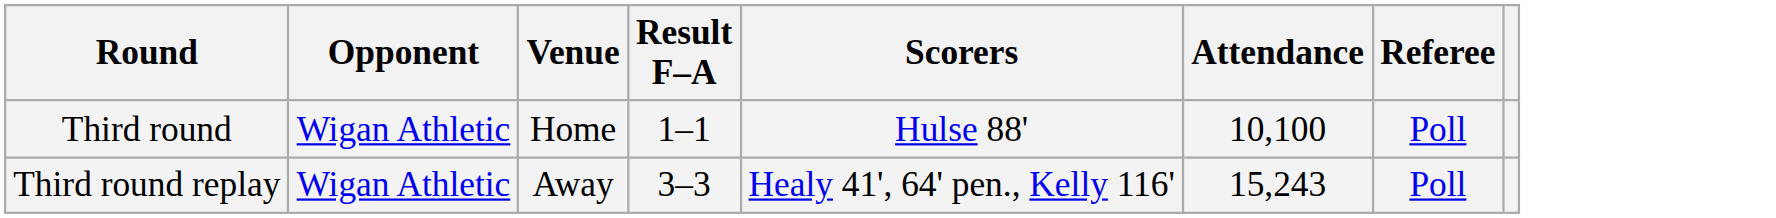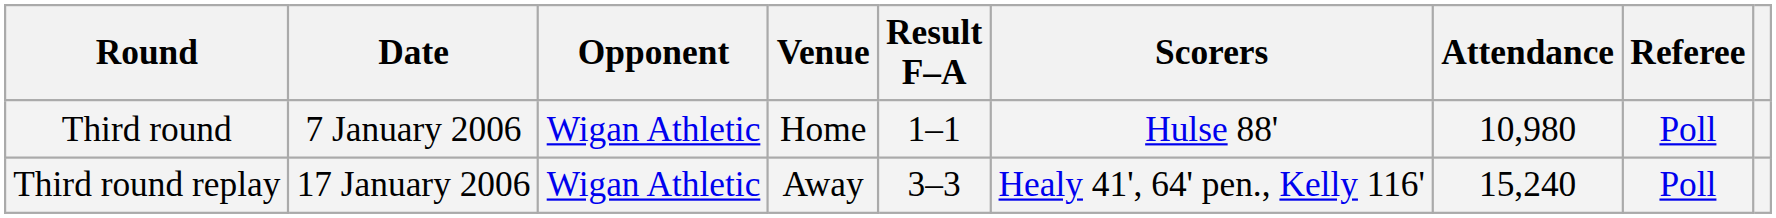+ column: (414, 52)
(1278, 128) 10,100 -> (1528, 128) 10,980
(1278, 184) 15,243 -> (1528, 184) 15,240
